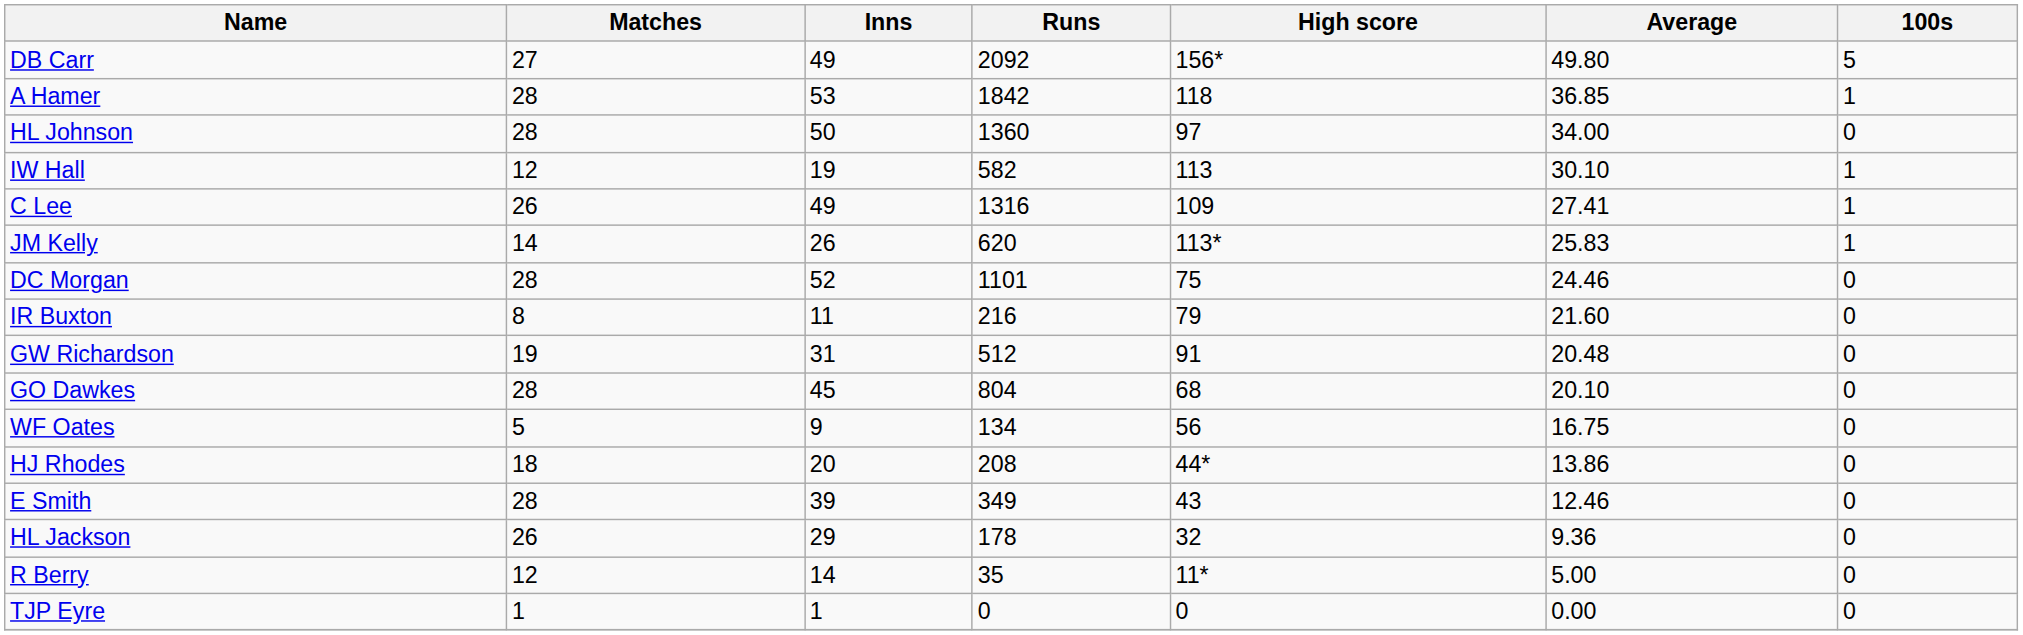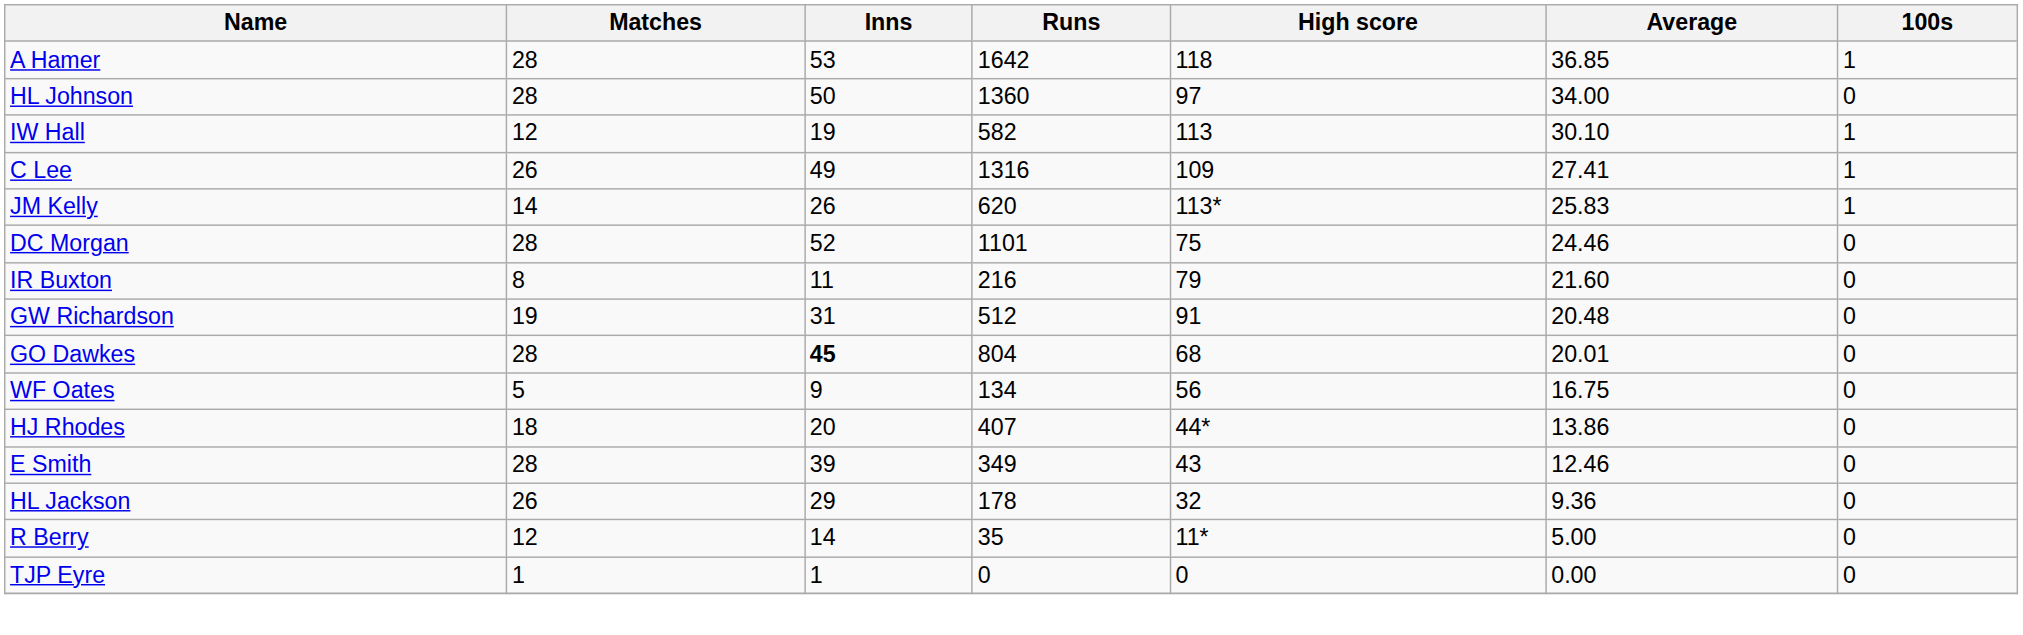- row: (52, 59)
(1004, 96) 1842 -> (1004, 59) 1642
(823, 390) normal -> (823, 354) bold
(1580, 390) 20.10 -> (1580, 354) 20.01
(997, 464) 208 -> (997, 427) 407
